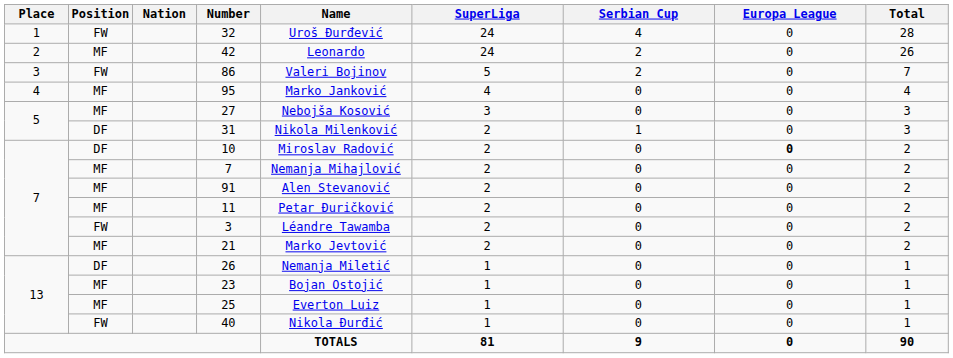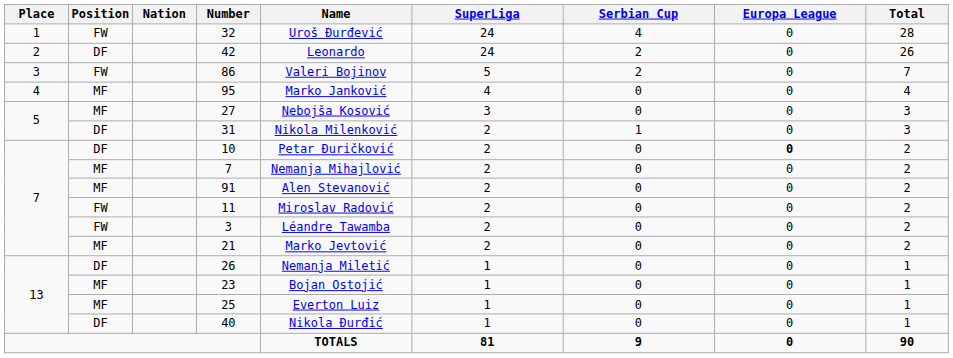(100, 53) MF -> (100, 53) DF
(336, 150) Miroslav Radović -> (336, 150) Petar Đuričković
(100, 208) MF -> (100, 208) FW
(336, 208) Petar Đuričković -> (336, 208) Miroslav Radović
(100, 324) FW -> (100, 324) DF
